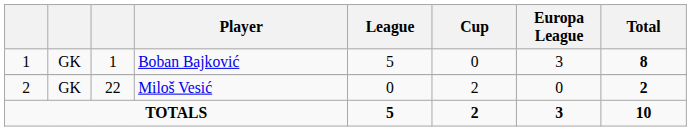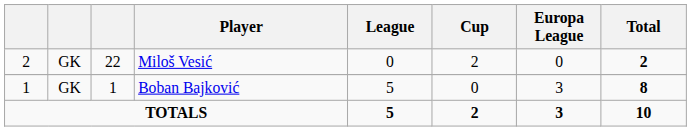rows swapped: (189, 61) <-> (175, 87)
